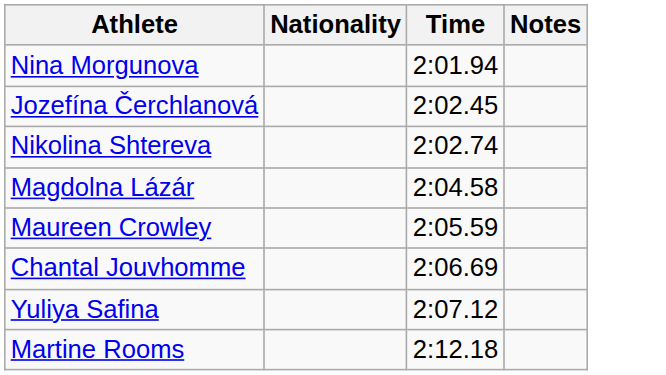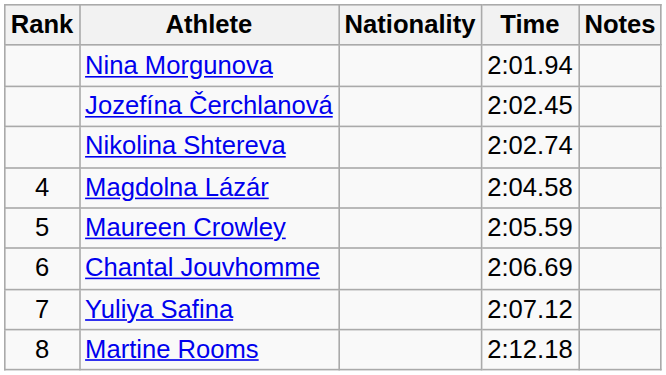+ column: (42, 24)
